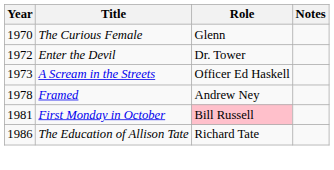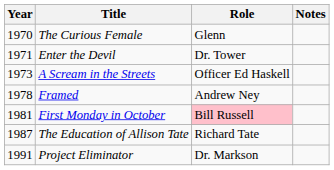(20, 54) 1972 -> (20, 54) 1971
(20, 134) 1986 -> (20, 134) 1987
+ row: (86, 154)
